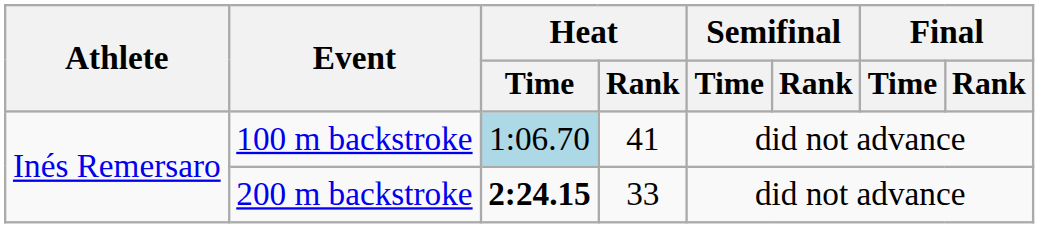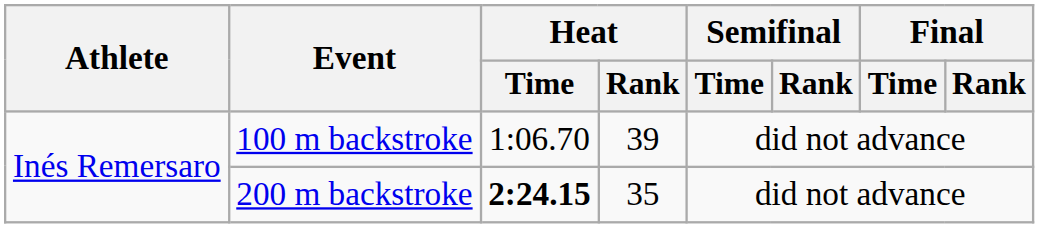(539, 139) lightblue background -> (539, 139) no background
(643, 139) 41 -> (643, 139) 39
(643, 193) 33 -> (643, 193) 35
